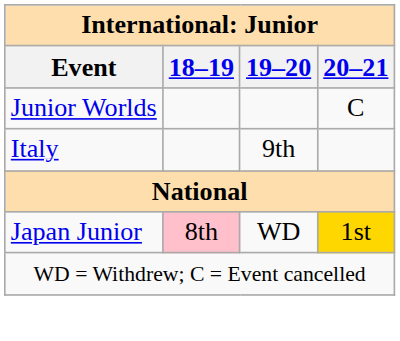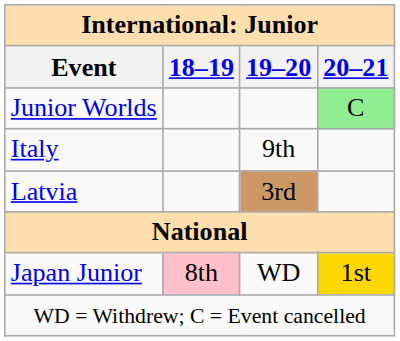(356, 107) no background -> (356, 107) lightgreen background
+ row: (44, 190)
